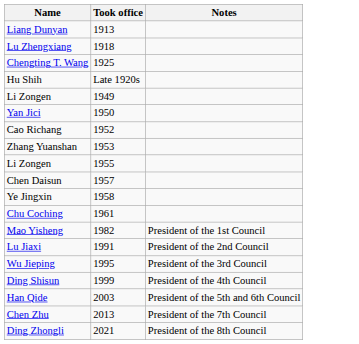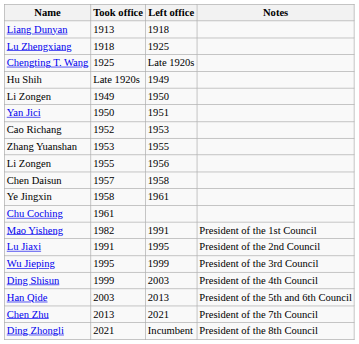+ column: (171, 12)
